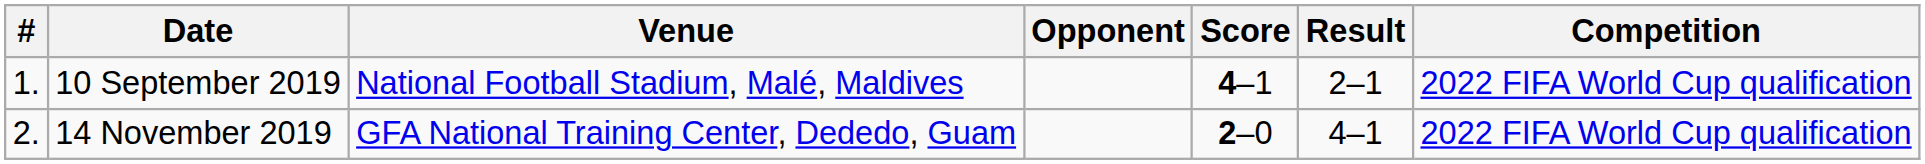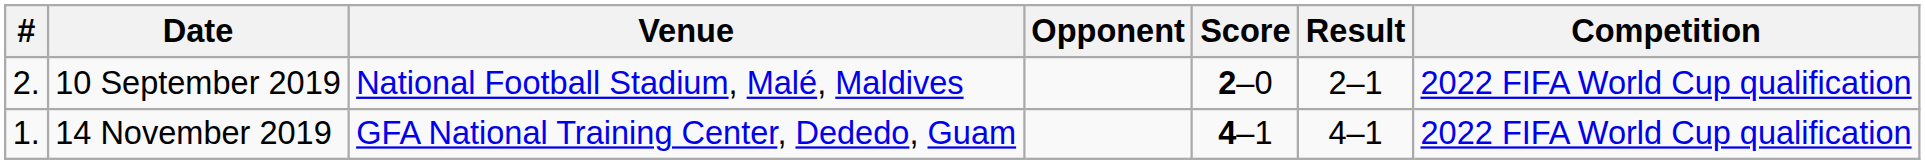(26, 83) 1. -> (26, 83) 2.
(1245, 83) 4–1 -> (1245, 83) 2–0
(26, 134) 2. -> (26, 134) 1.
(1245, 134) 2–0 -> (1245, 134) 4–1
